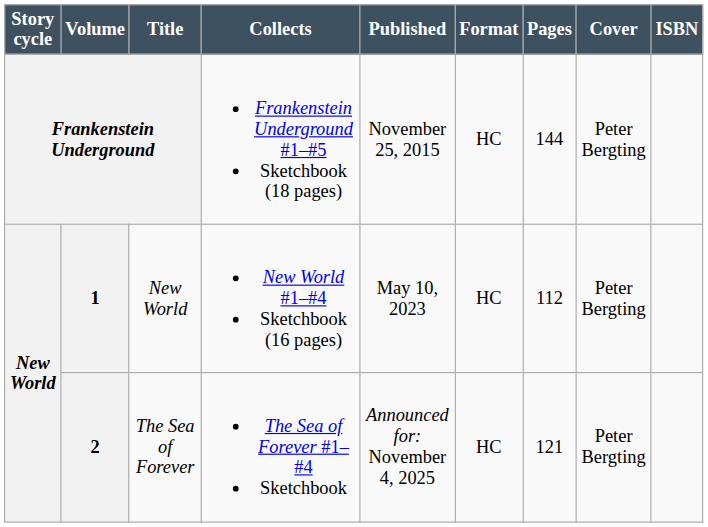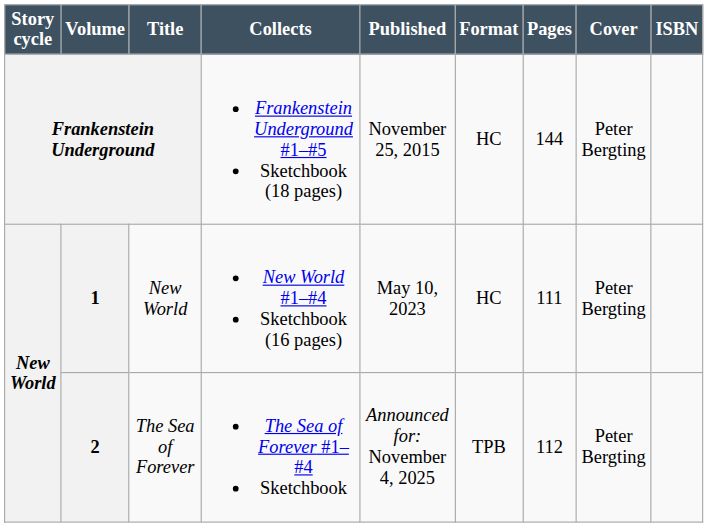(549, 298) 112 -> (549, 298) 111
(489, 447) HC -> (489, 447) TPB
(549, 447) 121 -> (549, 447) 112
